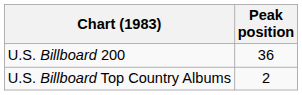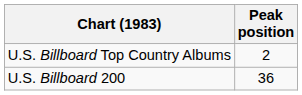rows swapped: (119, 78) <-> (66, 55)
